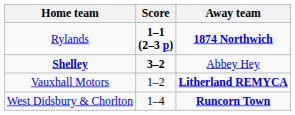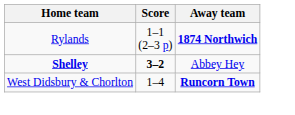(156, 38) bold -> (155, 38) normal
- row: (70, 82)
